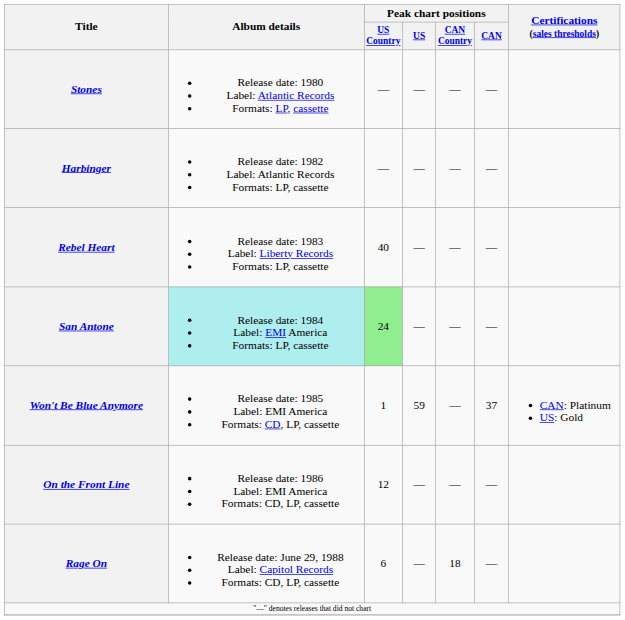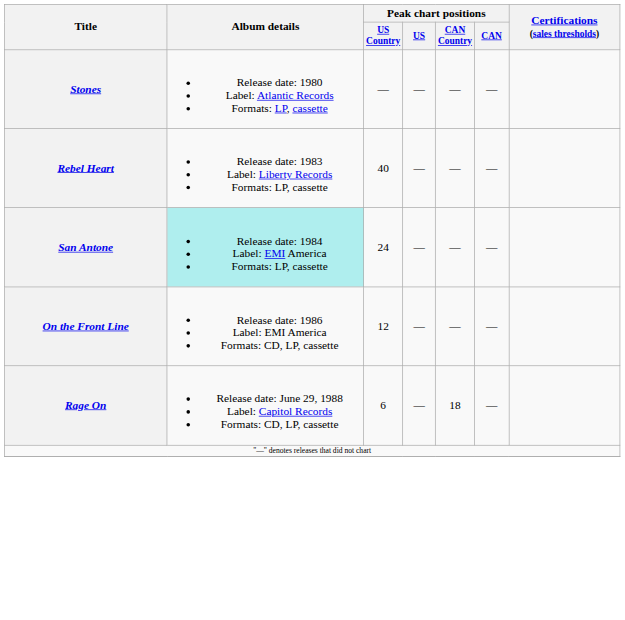- row: (86, 168)
(383, 326) lightgreen background -> (383, 247) no background
- row: (86, 405)
